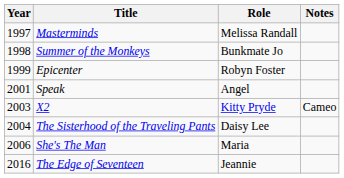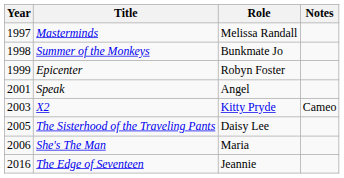(19, 126) 2004 -> (19, 126) 2005
